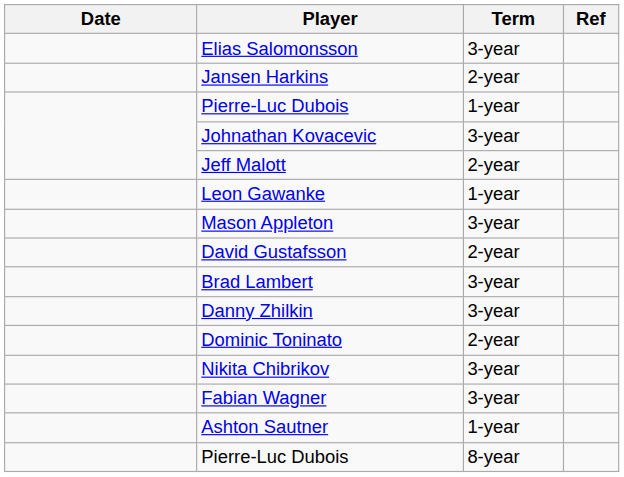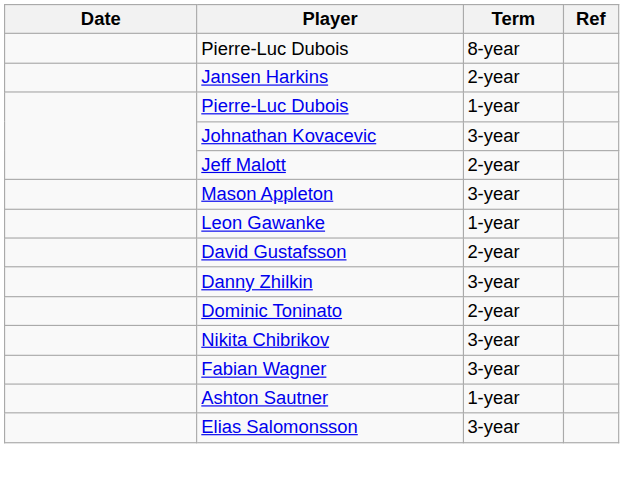rows swapped: (280, 48) <-> (275, 456)
rows swapped: (263, 194) <-> (267, 223)
- row: (257, 281)
